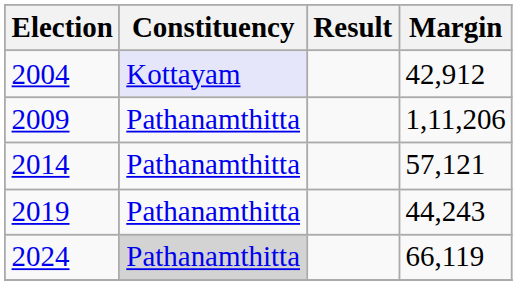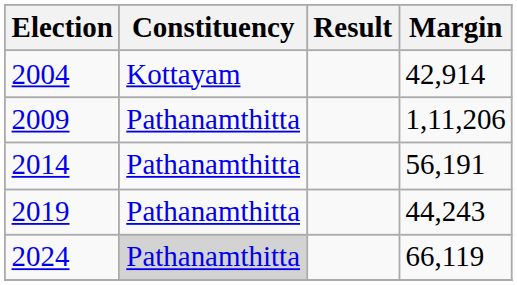(183, 73) lavender background -> (183, 73) no background
(445, 73) 42,912 -> (445, 73) 42,914
(445, 165) 57,121 -> (445, 165) 56,191
